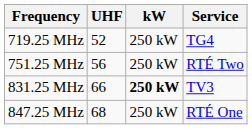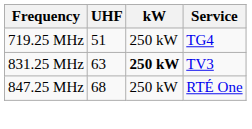(98, 40) 52 -> (98, 40) 51
- row: (46, 64)
(98, 87) 66 -> (98, 64) 63
